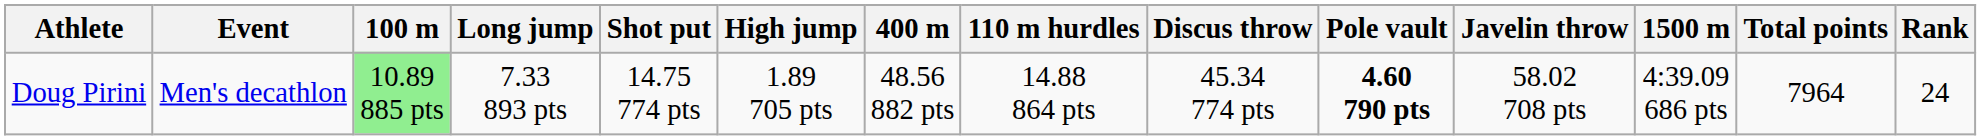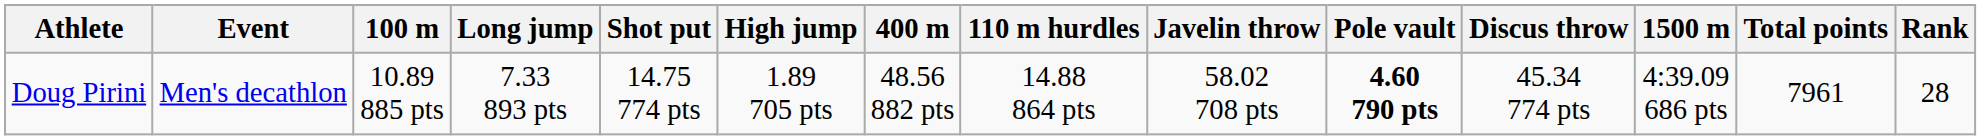columns swapped: (1233, 28) <-> (1545, 28)
(402, 92) lightgreen background -> (402, 92) no background
(1816, 92) 7964 -> (1816, 92) 7961
(1935, 92) 24 -> (1935, 92) 28
